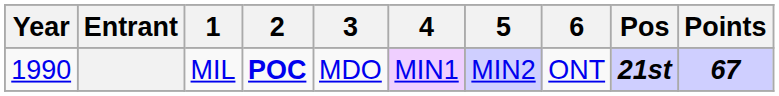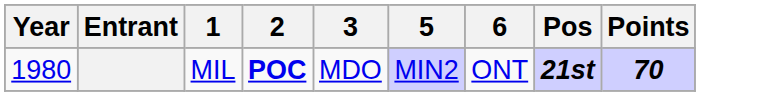- column: (427, 27)
(41, 69) 1990 -> (41, 69) 1980
(725, 69) 67 -> (648, 69) 70
